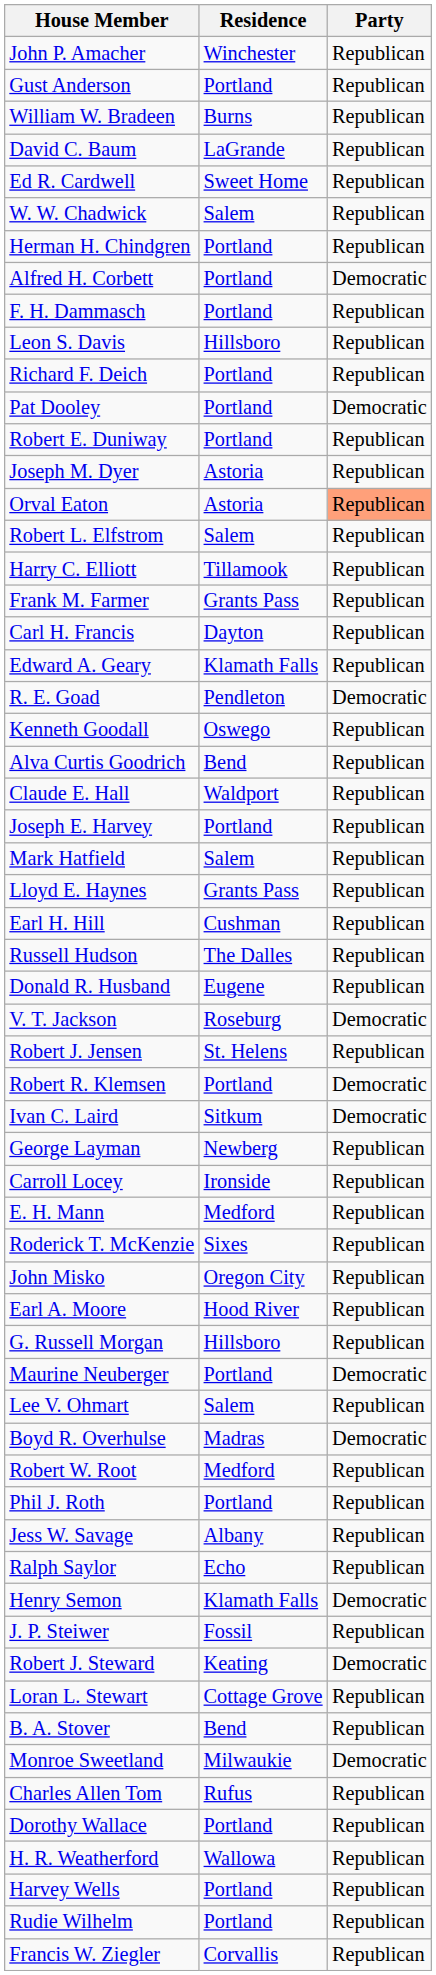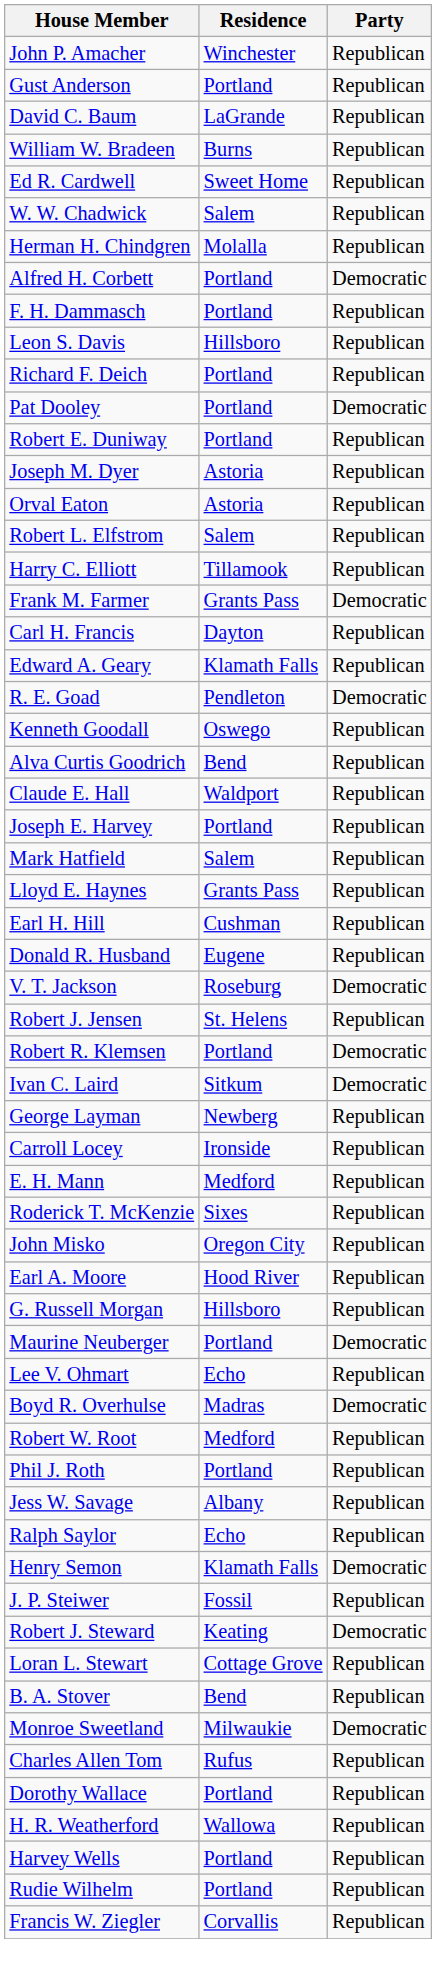rows swapped: (73, 149) <-> (92, 117)
(238, 246) Portland -> (235, 246) Molalla
(378, 504) lightsalmon background -> (378, 504) no background
(378, 600) Republican -> (379, 600) Democratic
- row: (73, 955)
(229, 1406) Salem -> (224, 1374) Echo
